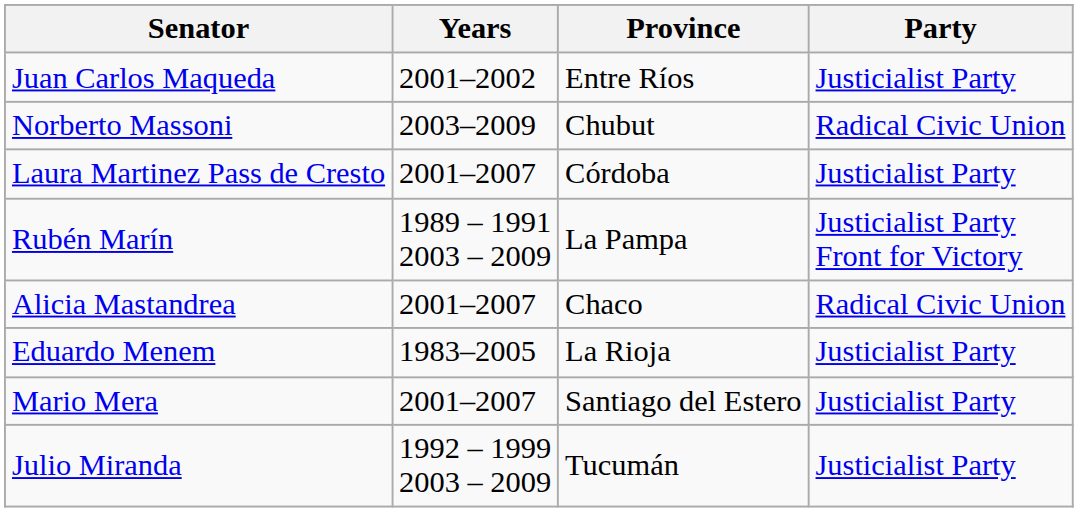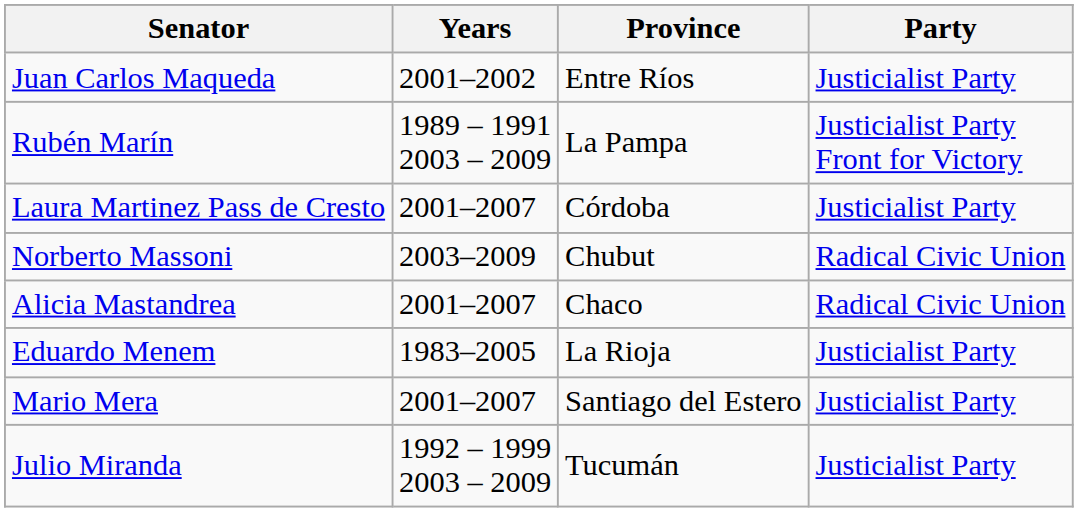rows swapped: (93, 238) <-> (122, 125)
